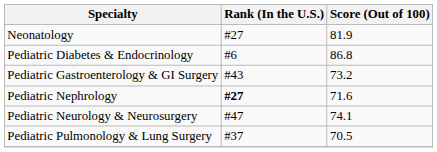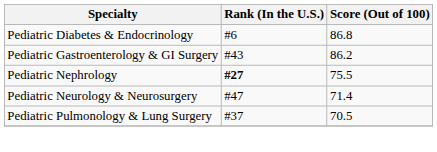- row: (40, 34)
(341, 75) 73.2 -> (341, 55) 86.2
(341, 95) 71.6 -> (341, 75) 75.5
(341, 116) 74.1 -> (341, 95) 71.4
